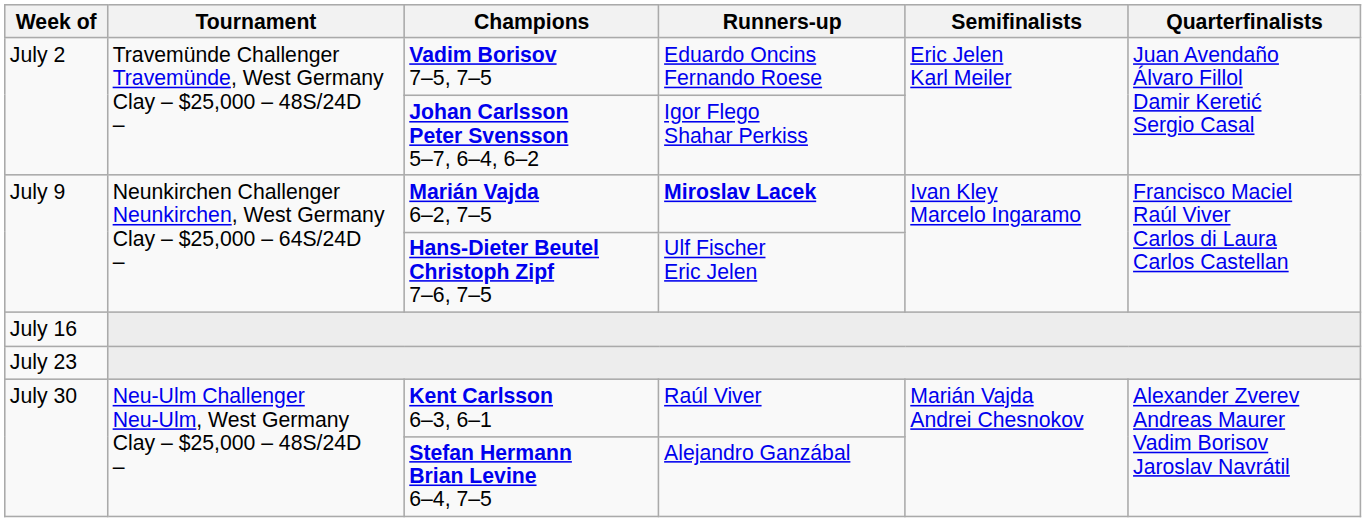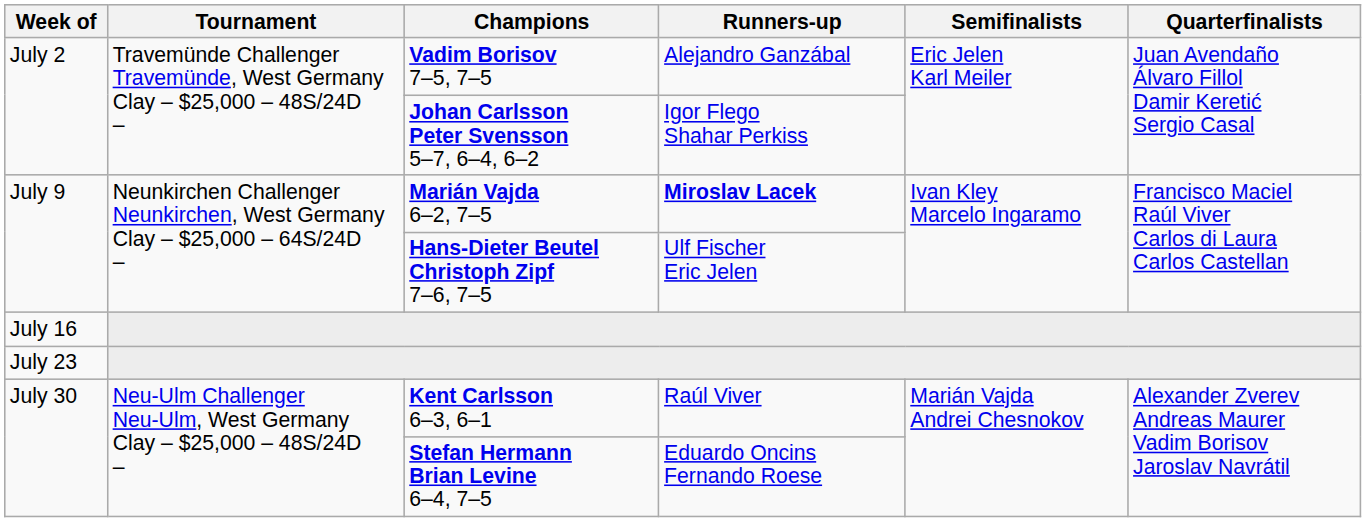(743, 66) Eduardo Oncins Fernando Roese -> (757, 55) Alejandro Ganzábal
(757, 452) Alejandro Ganzábal -> (743, 464) Eduardo Oncins Fernando Roese
